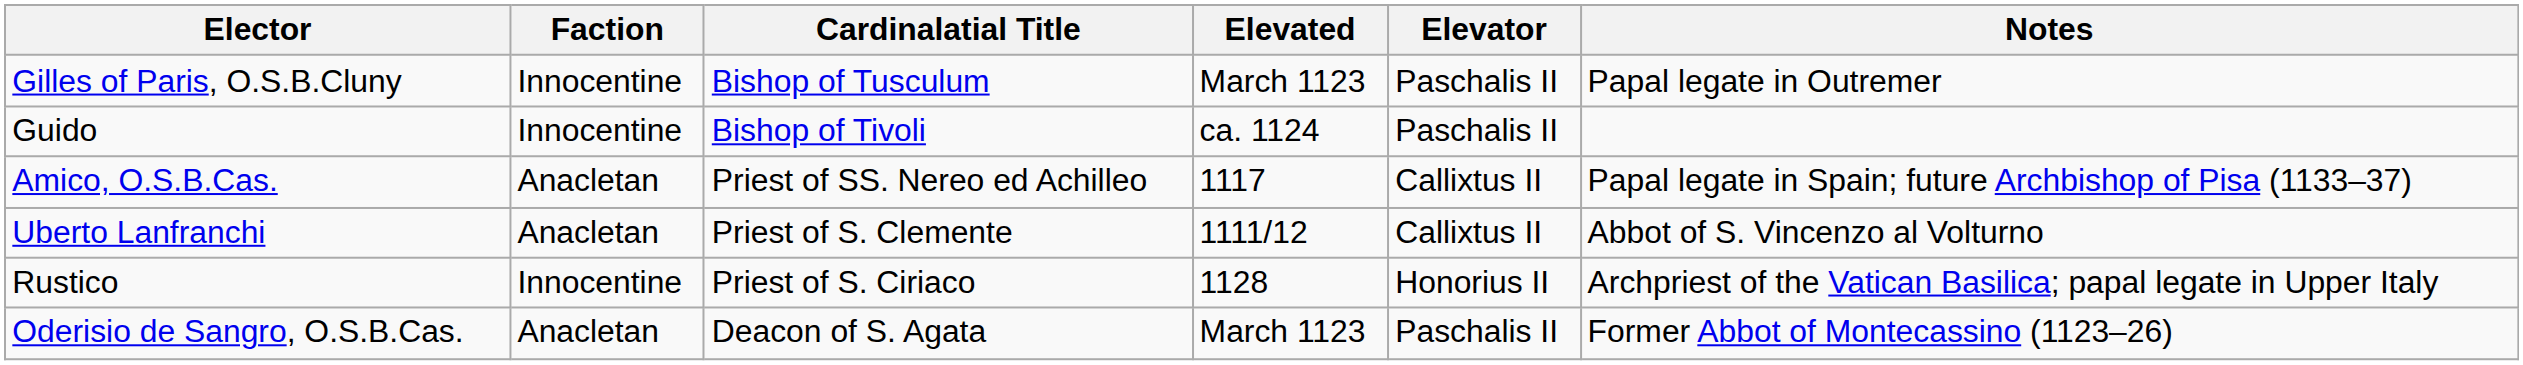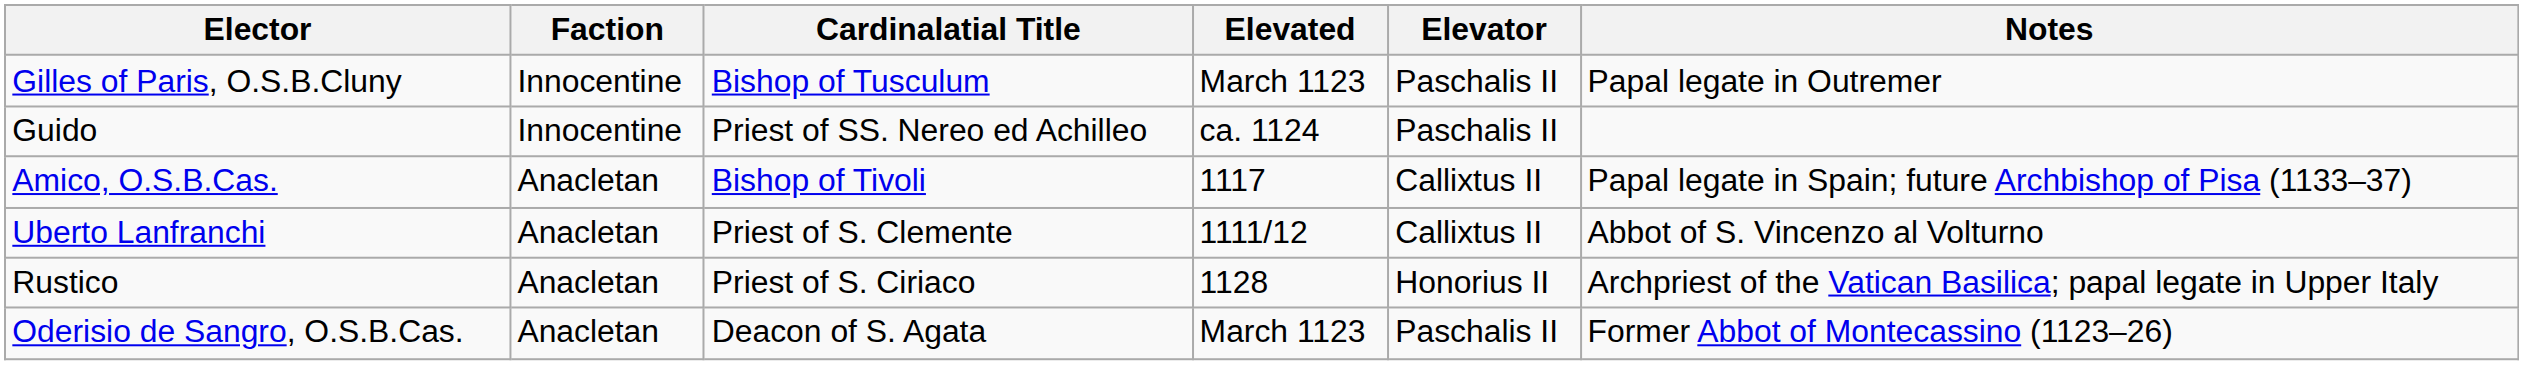(819, 130) Bishop of Tivoli -> (929, 130) Priest of SS. Nereo ed Achilleo
(929, 181) Priest of SS. Nereo ed Achilleo -> (819, 181) Bishop of Tivoli
(600, 282) Innocentine -> (588, 282) Anacletan
